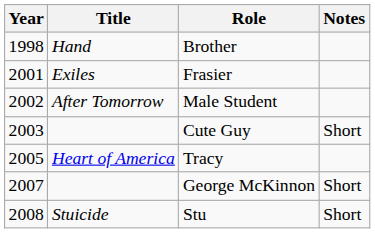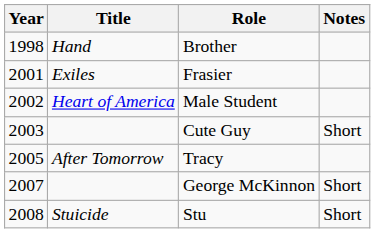(108, 102) After Tomorrow -> (113, 102) Heart of America
(113, 158) Heart of America -> (108, 158) After Tomorrow
